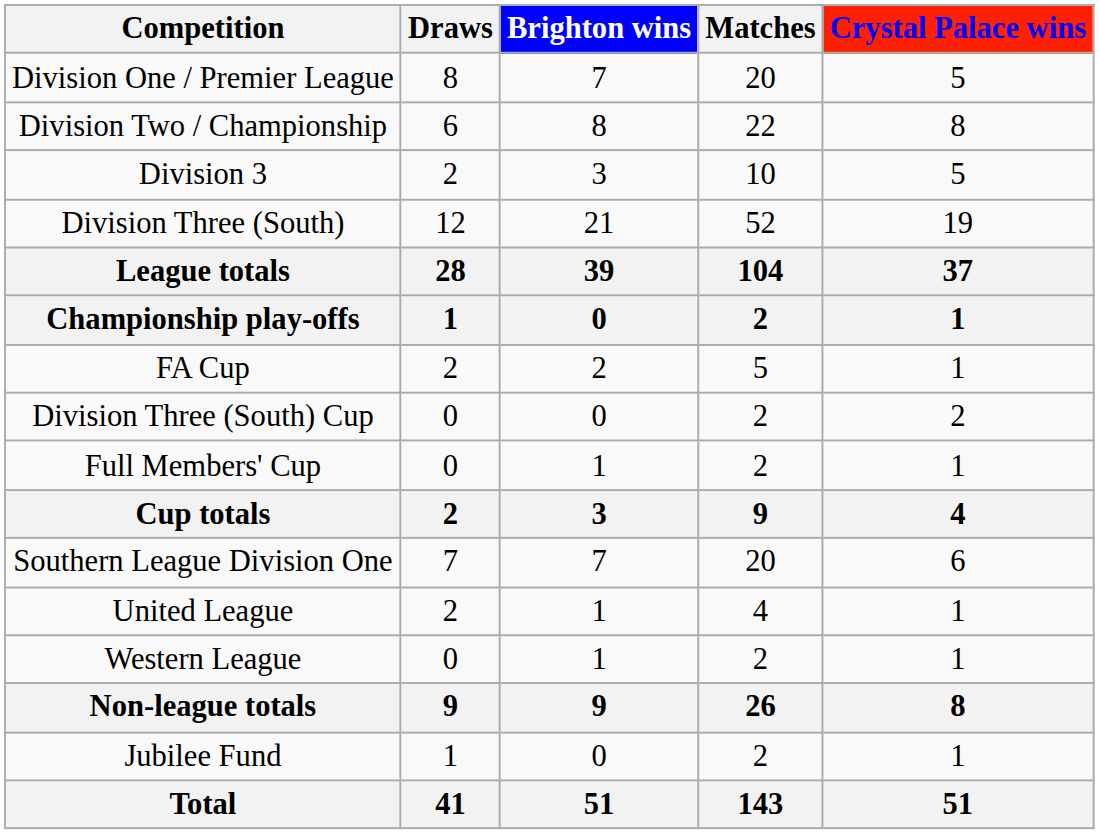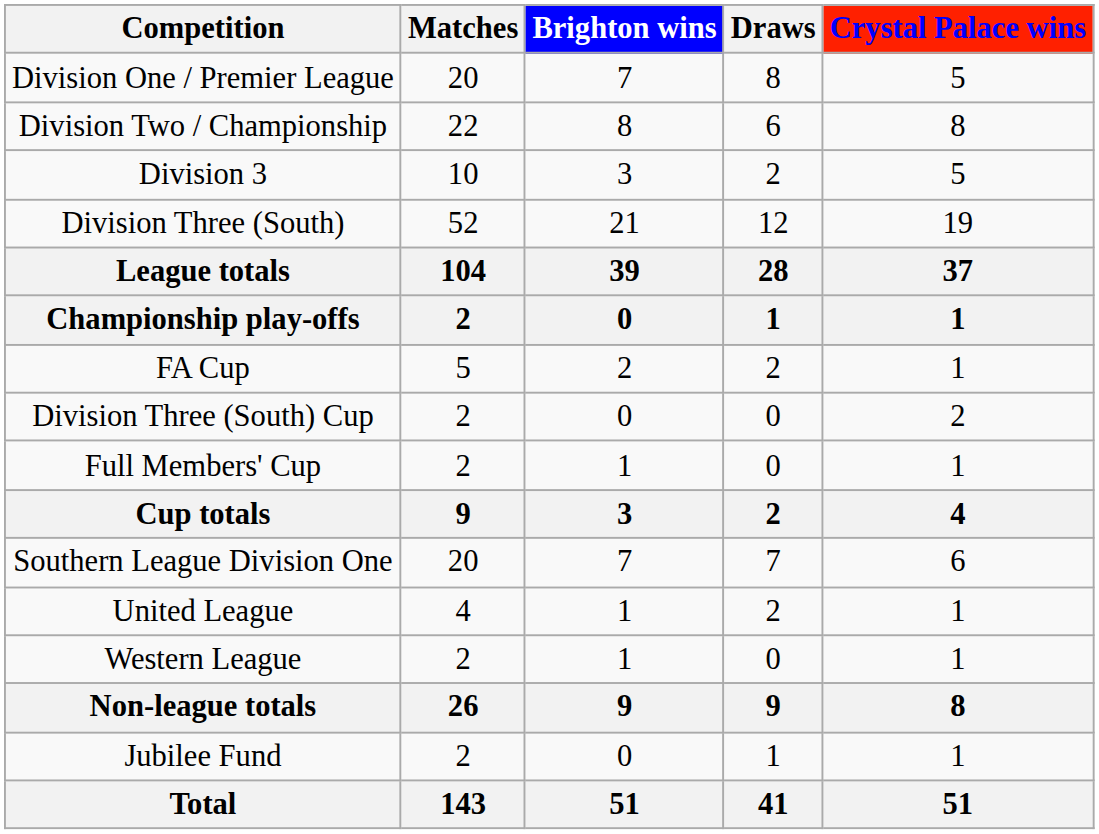columns swapped: (760, 28) <-> (450, 28)
